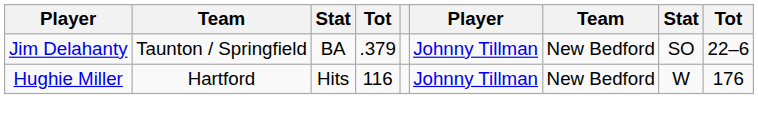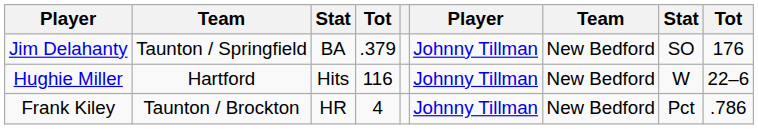(728, 49) 22–6 -> (728, 49) 176
(728, 78) 176 -> (728, 78) 22–6
+ row: (68, 108)
